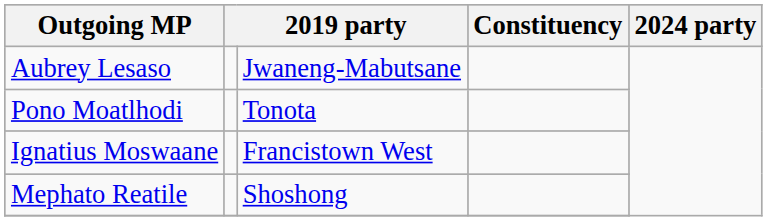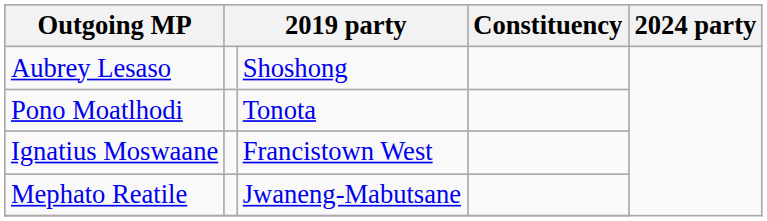(352, 67) Jwaneng-Mabutsane -> (295, 67) Shoshong
(295, 194) Shoshong -> (352, 194) Jwaneng-Mabutsane
